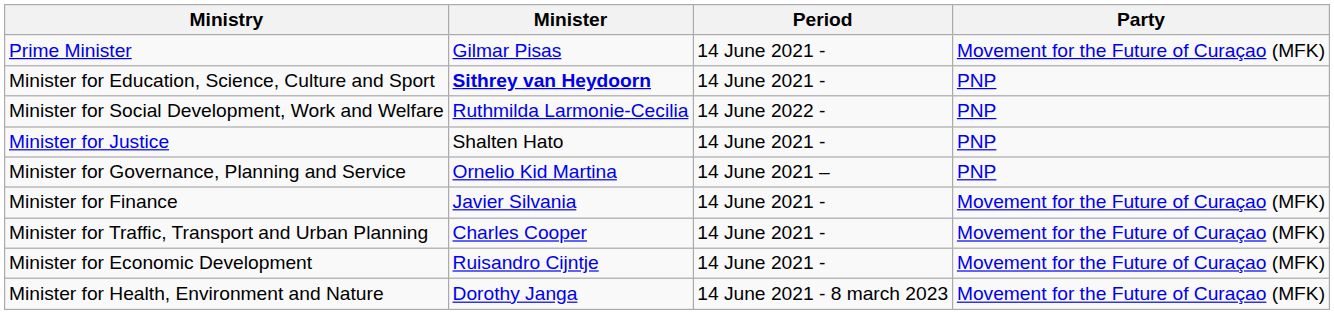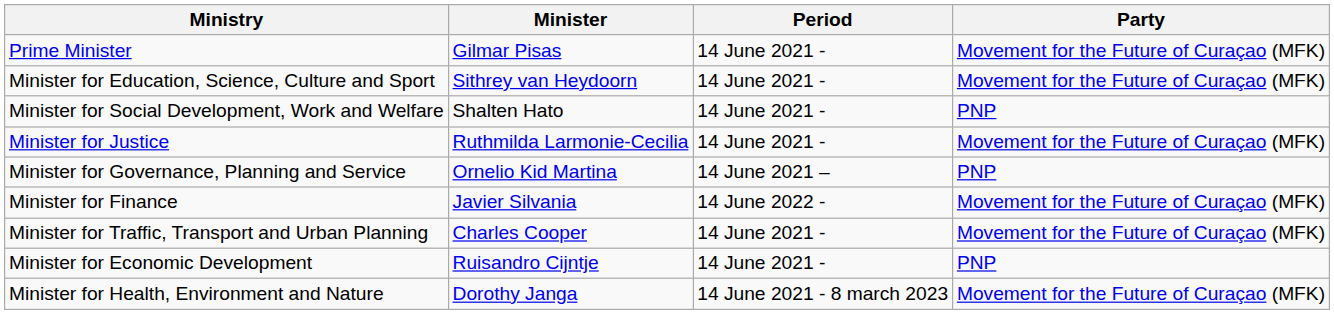(552, 80) bold -> (545, 80) normal
(977, 80) PNP -> (1141, 80) Movement for the Future of Curaçao (MFK)
(570, 111) Ruthmilda Larmonie-Cecilia -> (508, 111) Shalten Hato
(761, 111) 14 June 2022 - -> (761, 111) 14 June 2021 -
(508, 141) Shalten Hato -> (570, 141) Ruthmilda Larmonie-Cecilia
(977, 141) PNP -> (1141, 141) Movement for the Future of Curaçao (MFK)
(761, 202) 14 June 2021 - -> (761, 202) 14 June 2022 -
(1141, 263) Movement for the Future of Curaçao (MFK) -> (977, 263) PNP
